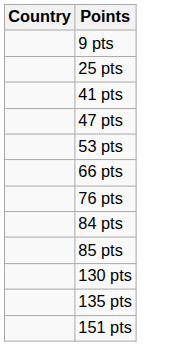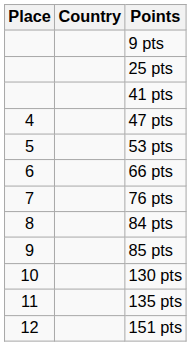+ column: (30, 17)
